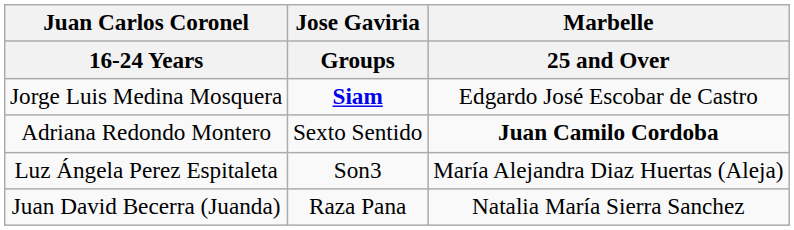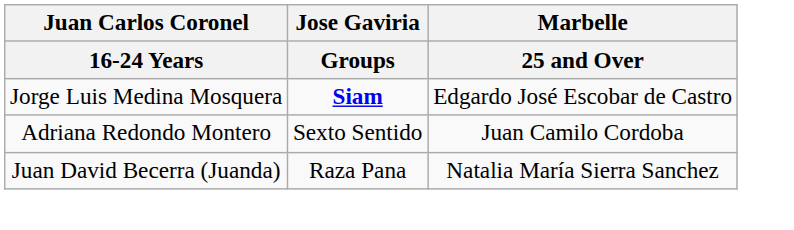(608, 133) bold -> (583, 133) normal
- row: (146, 170)
